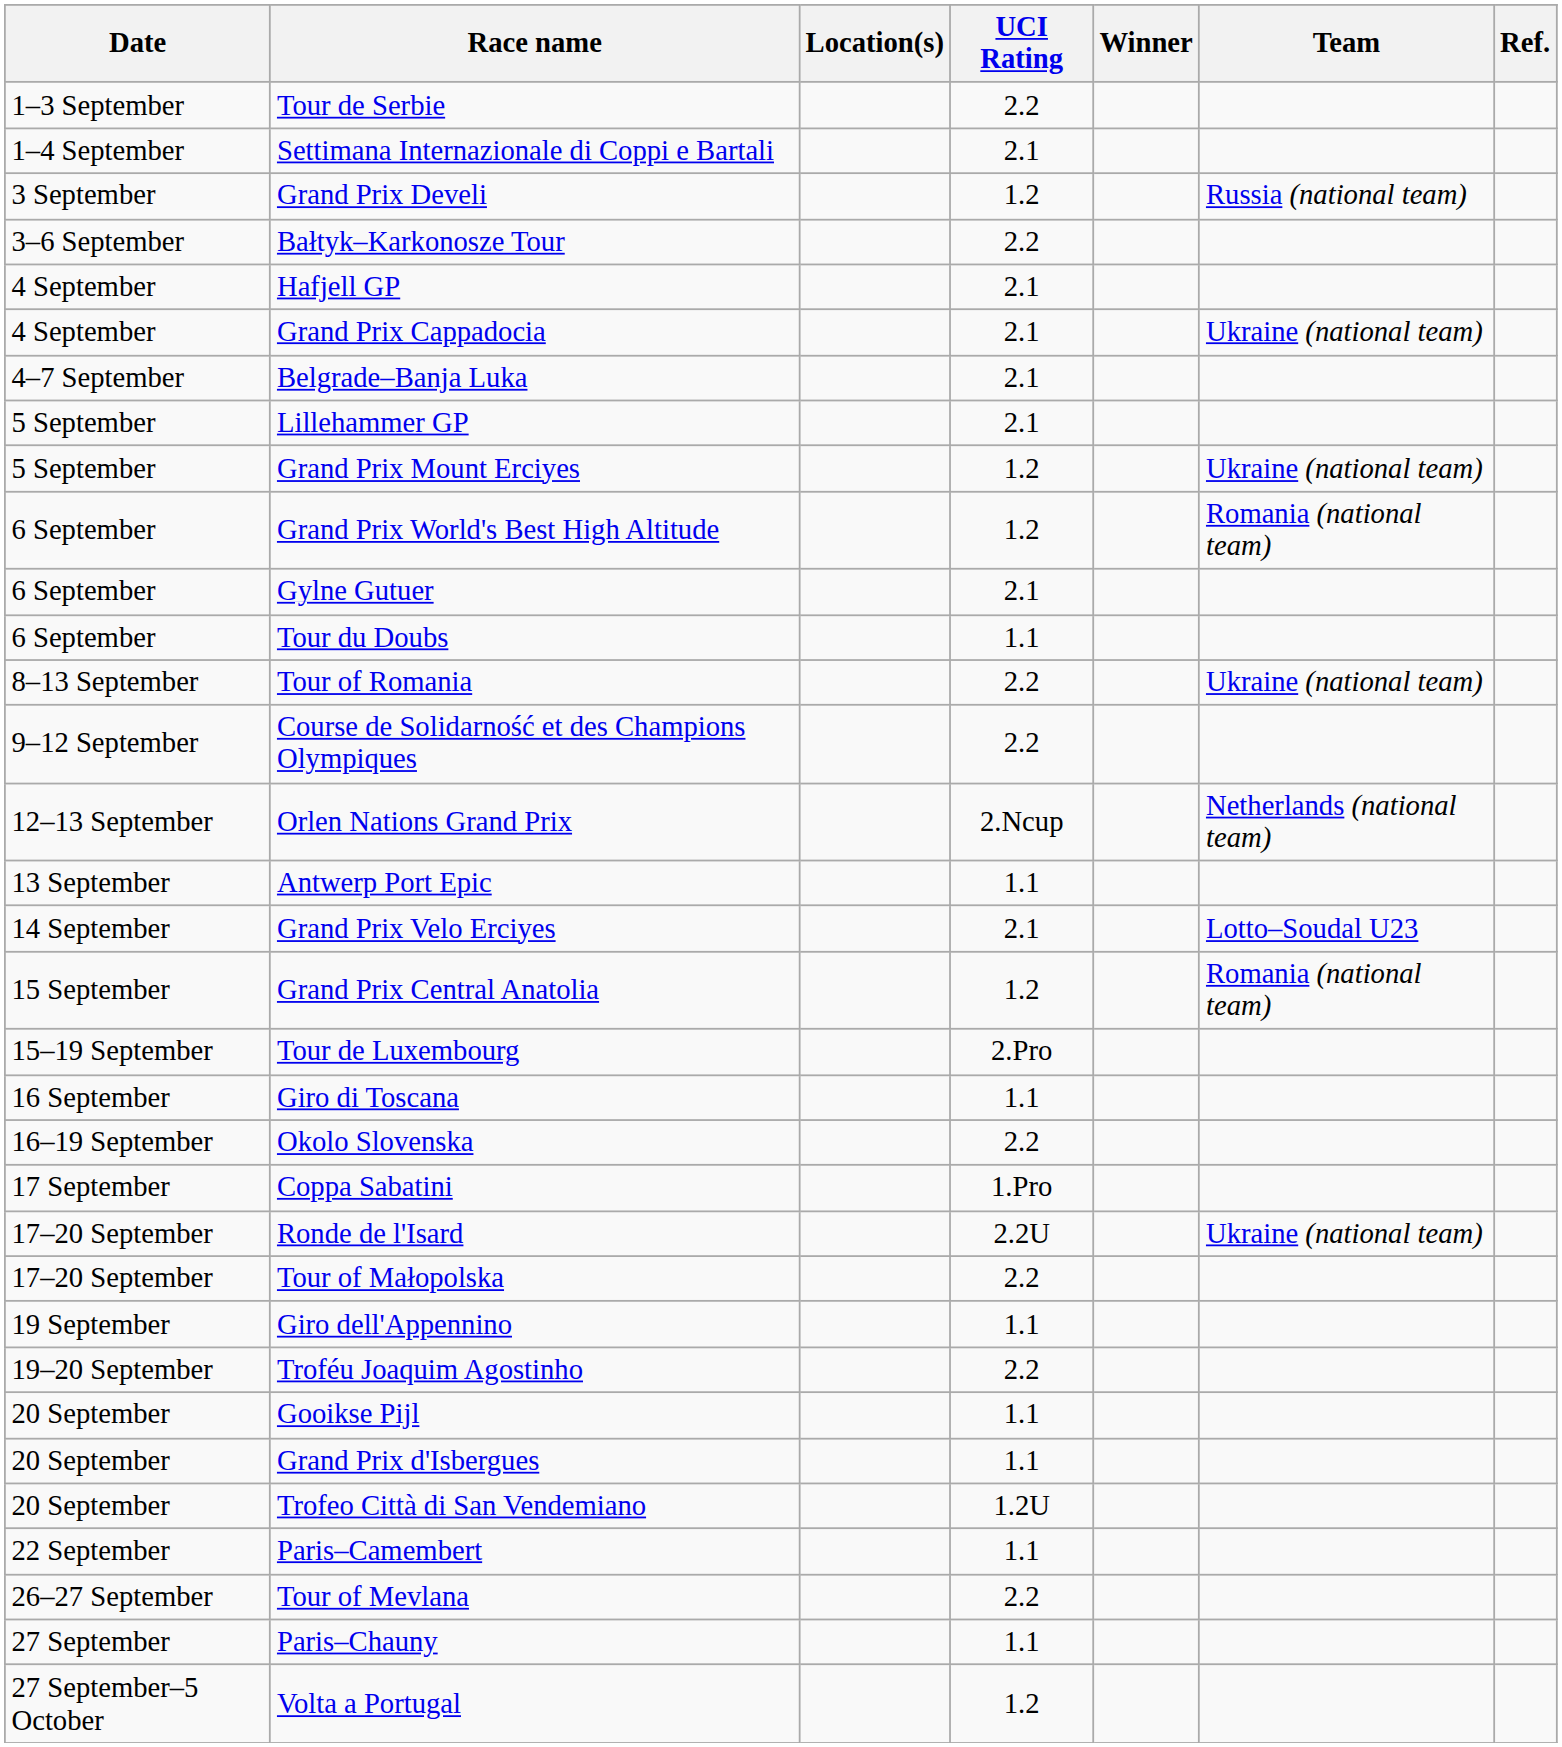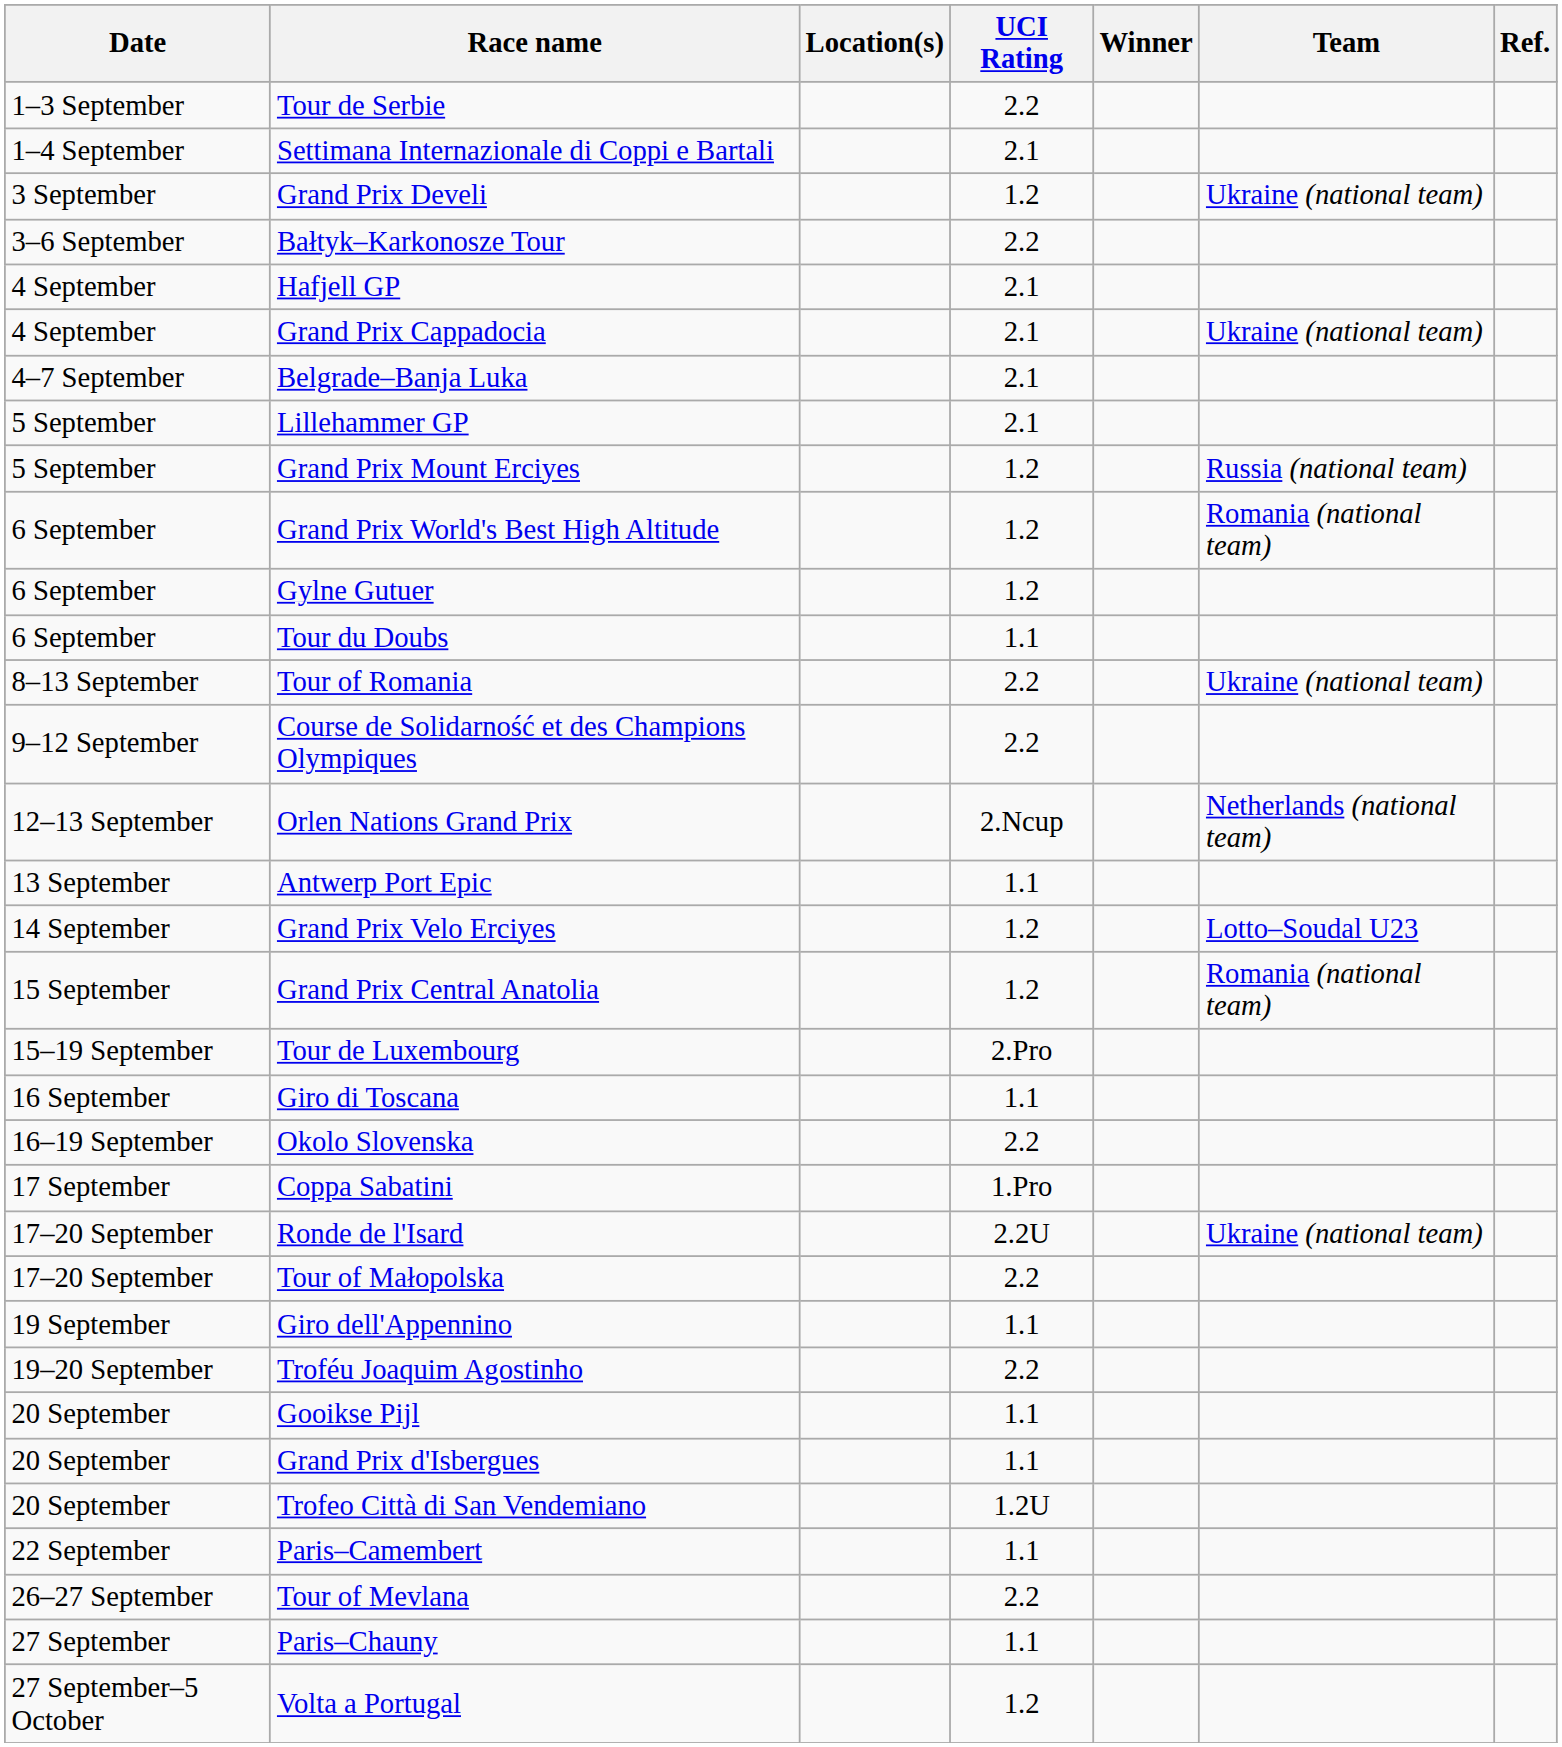(1336, 195) Russia (national team) -> (1344, 195) Ukraine (national team)
(1344, 468) Ukraine (national team) -> (1336, 468) Russia (national team)
(1022, 591) 2.1 -> (1022, 591) 1.2
(1022, 928) 2.1 -> (1022, 928) 1.2
